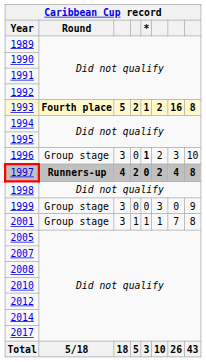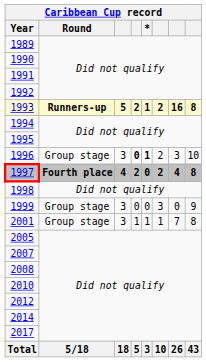(77, 108) Fourth place -> (77, 108) Runners-up
(136, 156) normal -> (137, 156) bold
(77, 173) Runners-up -> (77, 173) Fourth place
